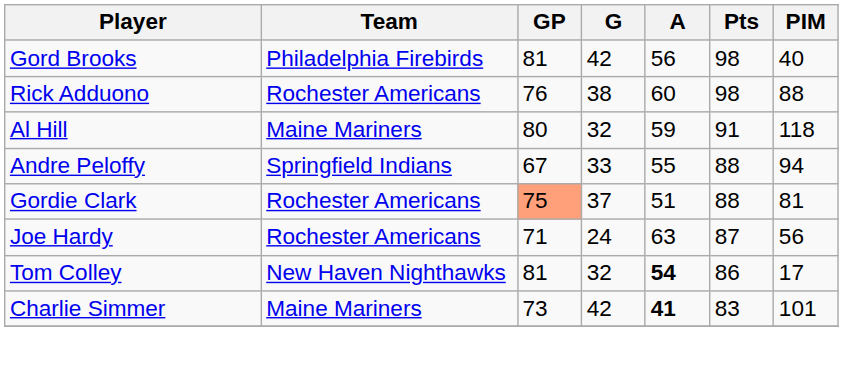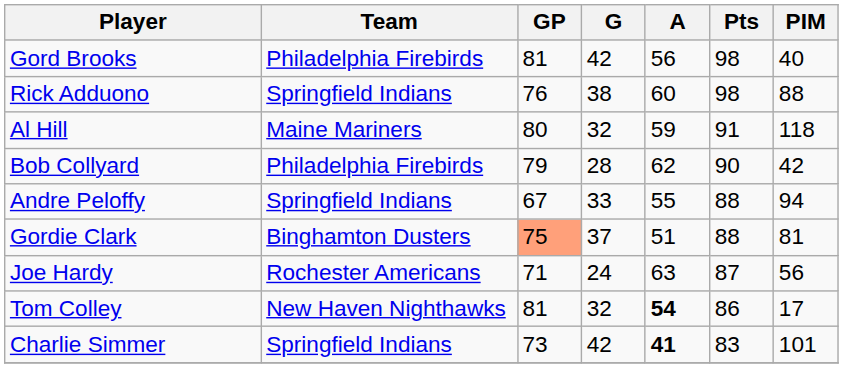(373, 93) Rochester Americans -> (359, 93) Springfield Indians
+ row: (74, 165)
(373, 201) Rochester Americans -> (368, 237) Binghamton Dusters
(344, 308) Maine Mariners -> (359, 344) Springfield Indians
